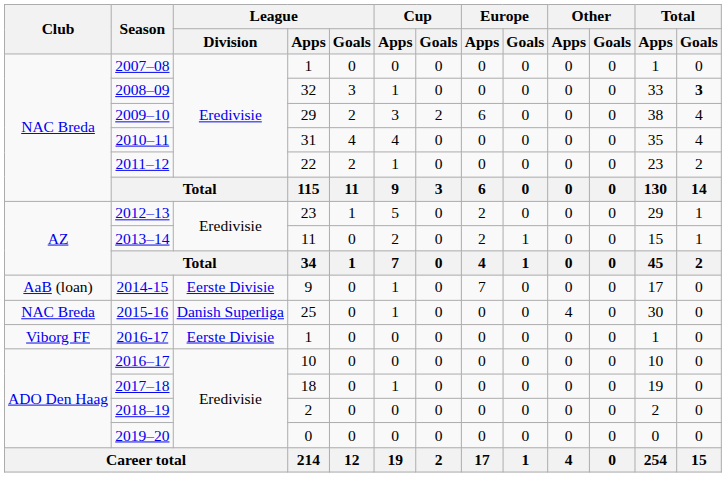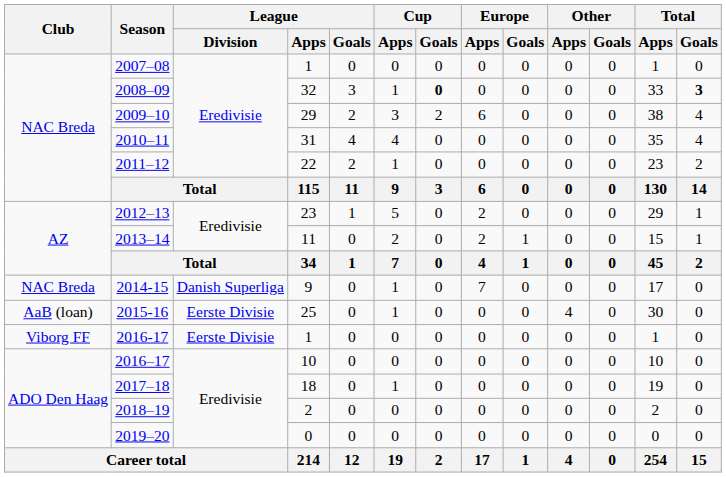(439, 90) normal -> (439, 90) bold
(58, 287) AaB (loan) -> (58, 287) NAC Breda
(230, 287) Eerste Divisie -> (230, 287) Danish Superliga
(58, 312) NAC Breda -> (58, 312) AaB (loan)
(230, 312) Danish Superliga -> (230, 312) Eerste Divisie
